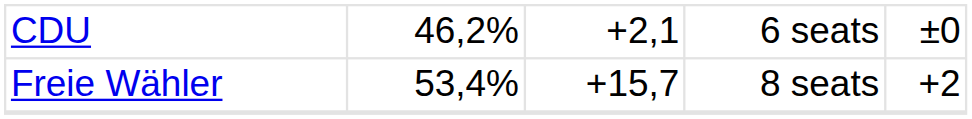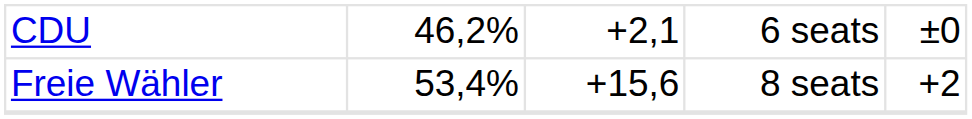(633, 84) +15,7 -> (633, 84) +15,6
